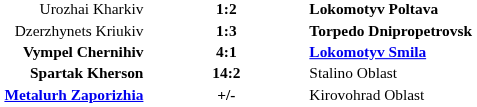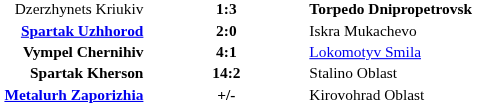- row: (91, 9)
+ row: (82, 30)
(368, 52) bold -> (365, 52) normal
